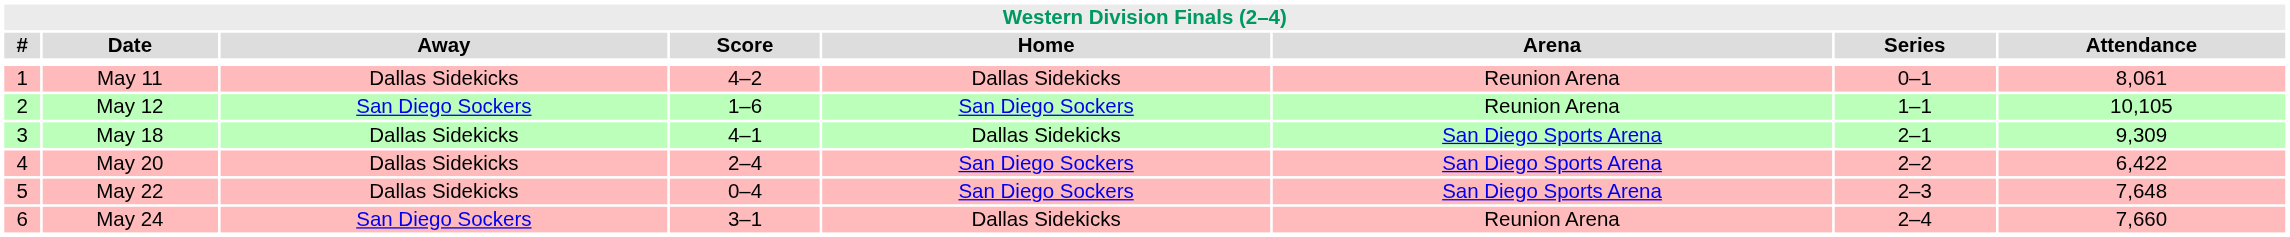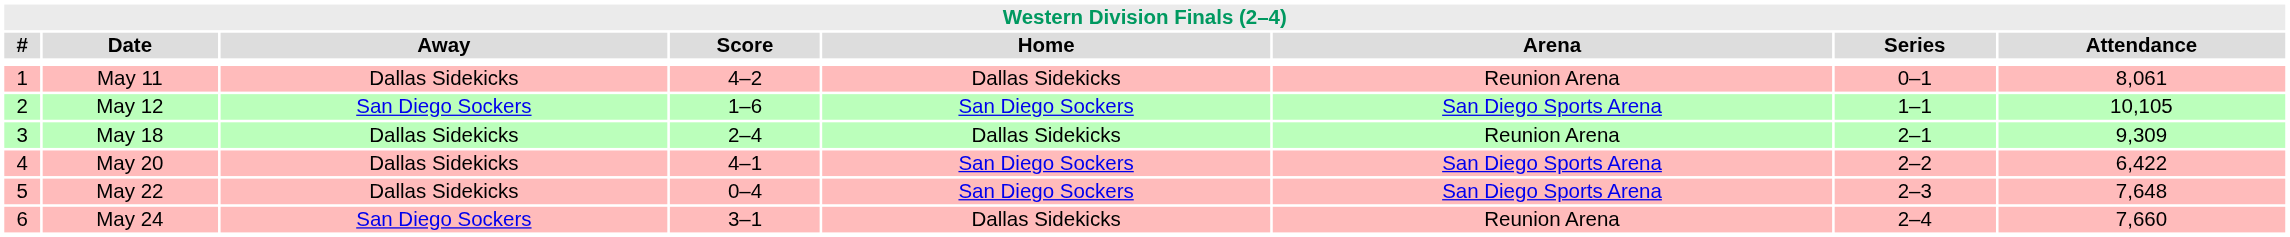(1552, 106) Reunion Arena -> (1552, 106) San Diego Sports Arena
(745, 134) 4–1 -> (745, 134) 2–4
(1552, 134) San Diego Sports Arena -> (1552, 134) Reunion Arena
(745, 163) 2–4 -> (745, 163) 4–1
